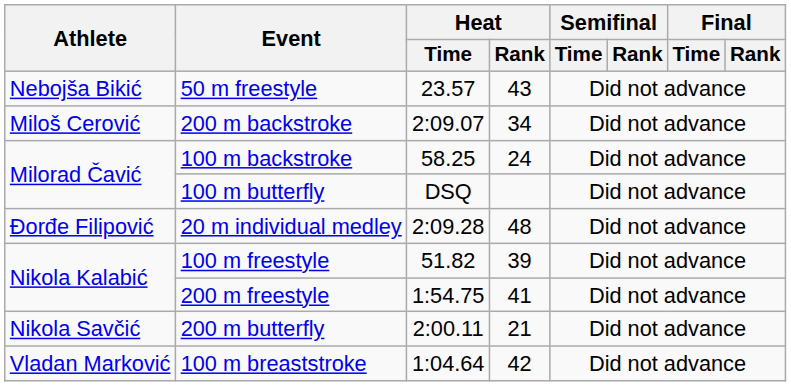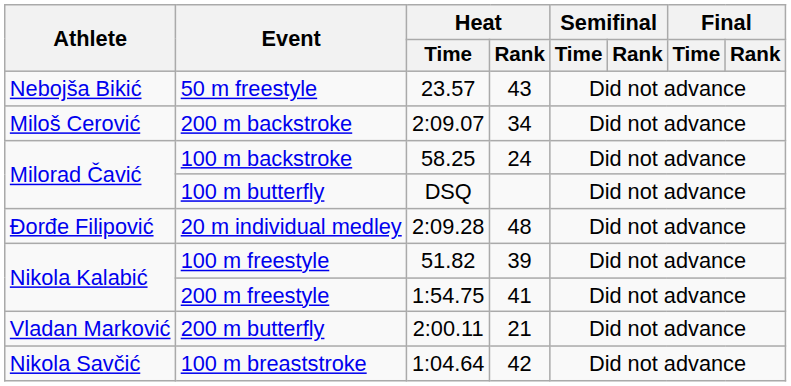(75, 330) Nikola Savčić -> (90, 330) Vladan Marković
(90, 364) Vladan Marković -> (75, 364) Nikola Savčić
